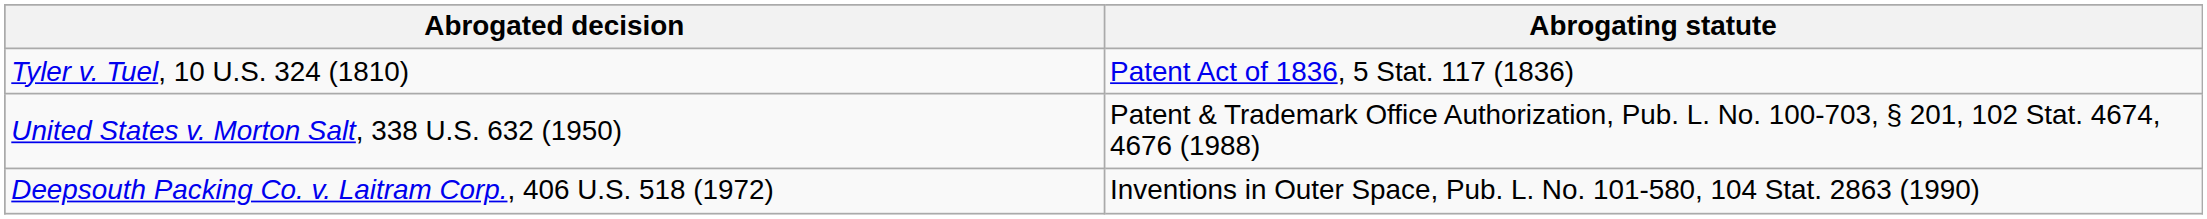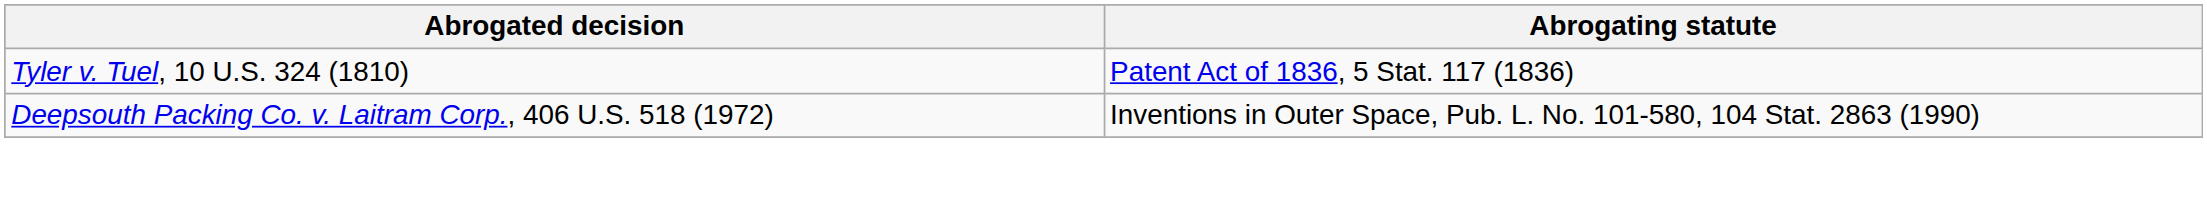- row: (317, 130)
